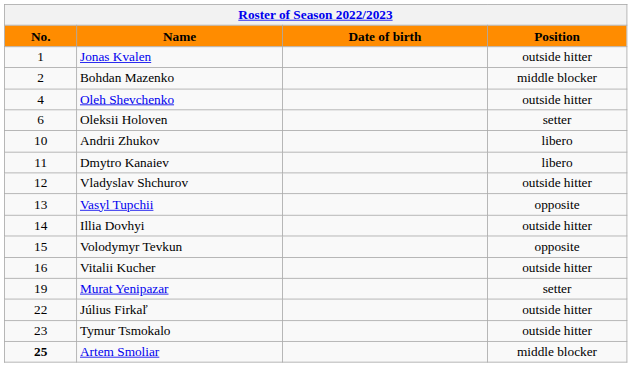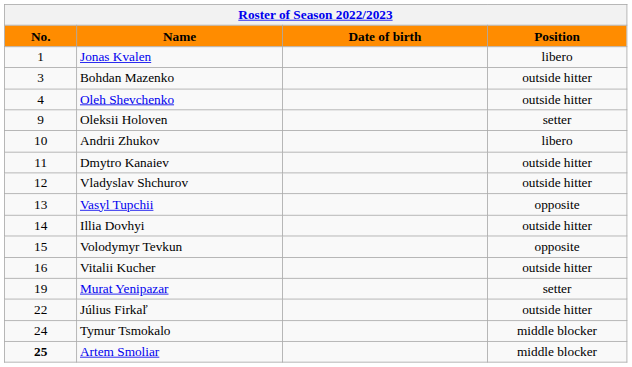(557, 57) outside hitter -> (557, 57) libero
(41, 78) 2 -> (41, 78) 3
(557, 78) middle blocker -> (557, 78) outside hitter
(41, 120) 6 -> (41, 120) 9
(557, 162) libero -> (557, 162) outside hitter
(41, 330) 23 -> (41, 330) 24
(557, 330) outside hitter -> (557, 330) middle blocker
